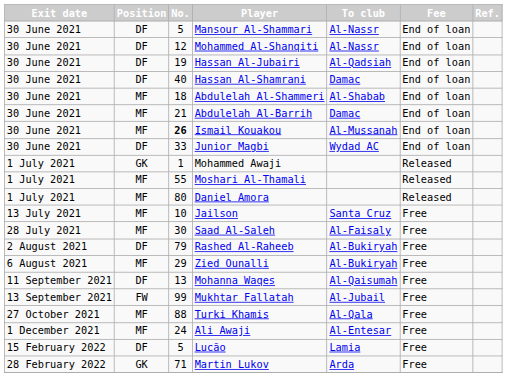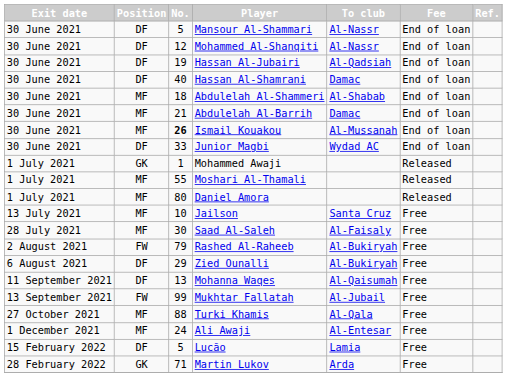(142, 247) DF -> (142, 247) FW
(142, 264) MF -> (142, 264) DF
